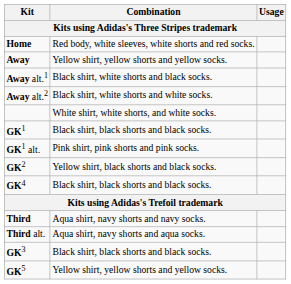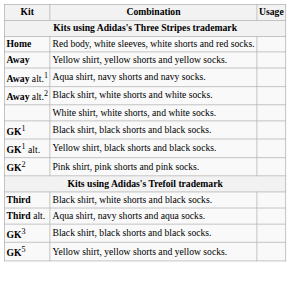(132, 77) Black shirt, white shorts and black socks. -> (129, 77) Aqua shirt, navy shorts and navy socks.
(126, 149) Pink shirt, pink shorts and pink socks. -> (134, 149) Yellow shirt, black shorts and black socks.
(134, 167) Yellow shirt, black shorts and black socks. -> (126, 167) Pink shirt, pink shorts and pink socks.
- row: (16, 185)
(129, 219) Aqua shirt, navy shorts and navy socks. -> (132, 200) Black shirt, white shorts and black socks.
